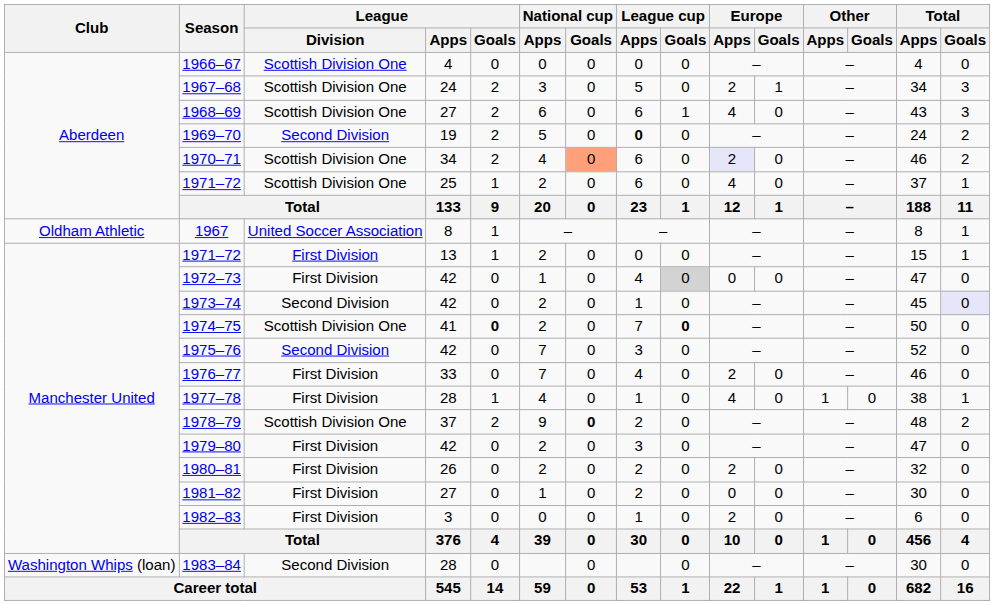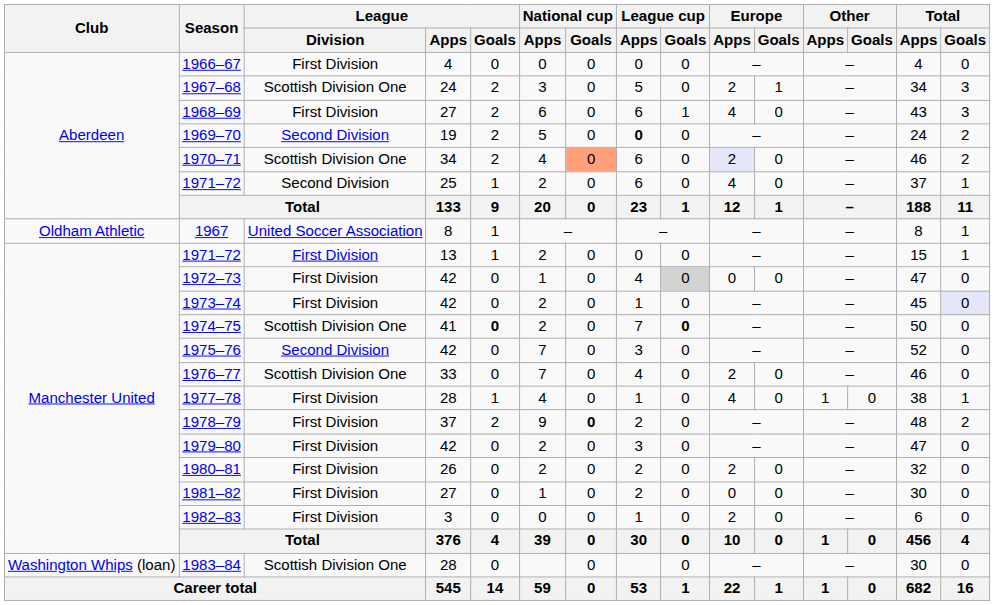(335, 64) Scottish Division One -> (335, 64) First Division
(335, 111) Scottish Division One -> (335, 111) First Division
(335, 183) Scottish Division One -> (335, 183) Second Division
(335, 302) Second Division -> (335, 302) First Division
(335, 374) First Division -> (335, 374) Scottish Division One
(335, 421) Scottish Division One -> (335, 421) First Division
(335, 565) Second Division -> (335, 565) Scottish Division One
